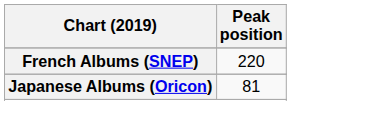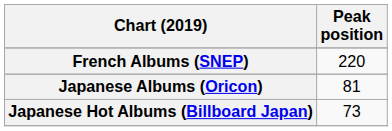+ row: (161, 112)
